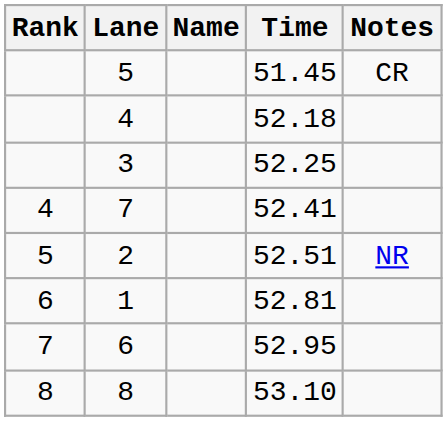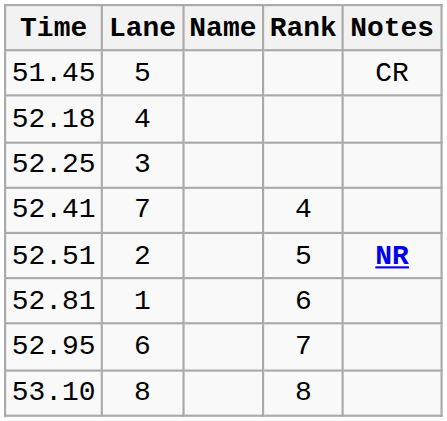columns swapped: (45, 28) <-> (295, 28)
(392, 256) normal -> (392, 256) bold
